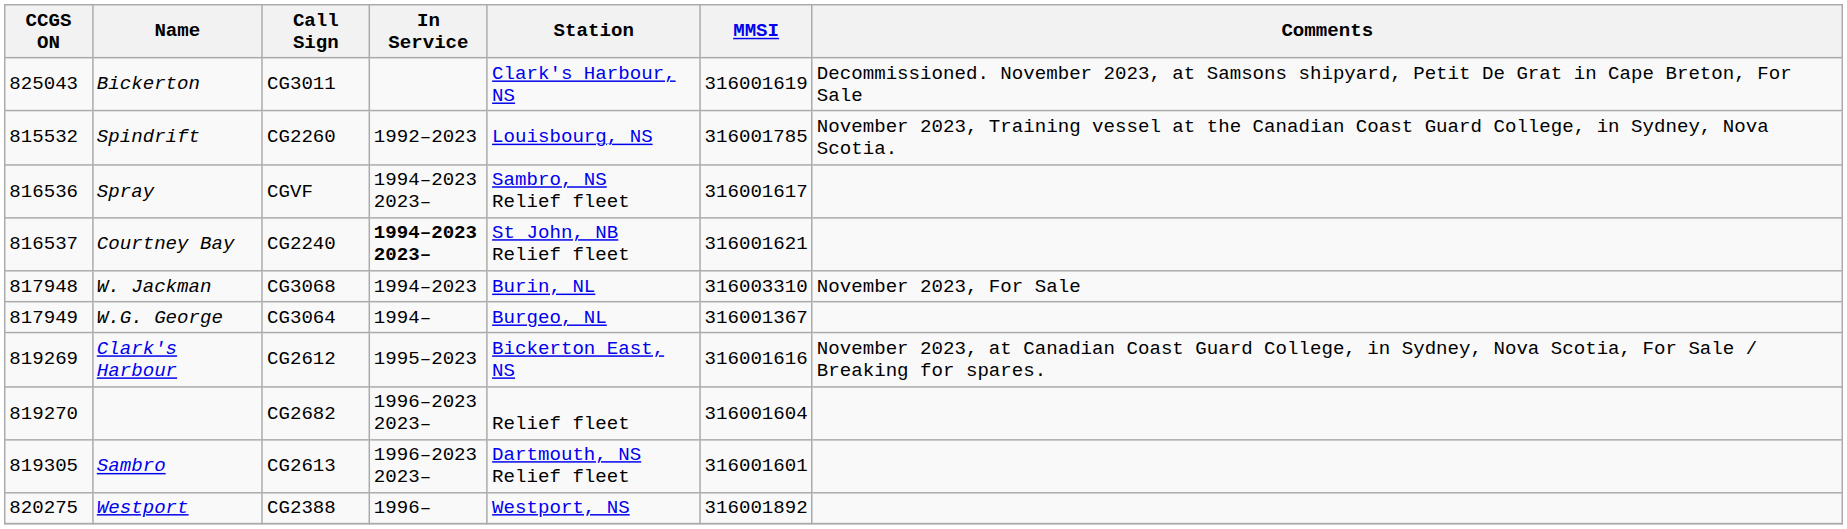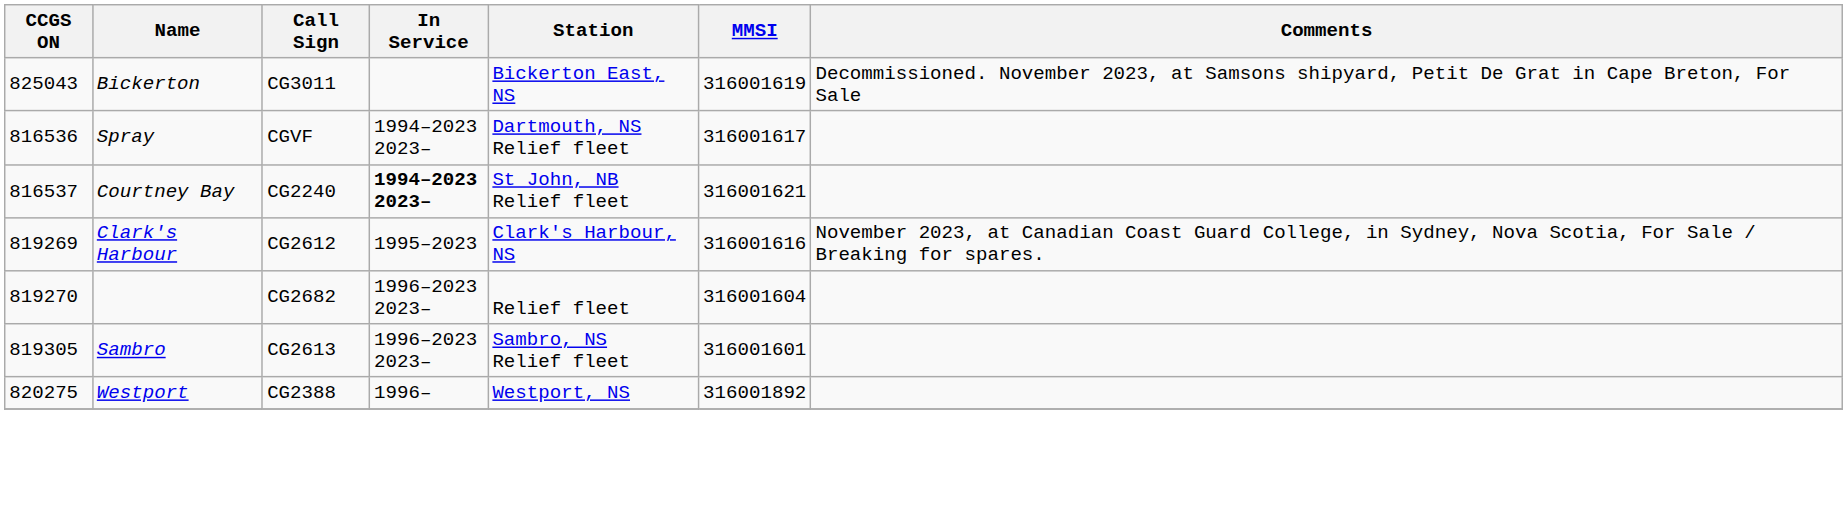(584, 85) Clark's Harbour, NS -> (578, 85) Bickerton East, NS
- row: (148, 138)
(561, 191) Sambro, NS Relief fleet -> (567, 138) Dartmouth, NS Relief fleet
- row: (154, 286)
- row: (160, 317)
(578, 360) Bickerton East, NS -> (584, 244) Clark's Harbour, NS
(567, 466) Dartmouth, NS Relief fleet -> (561, 351) Sambro, NS Relief fleet
